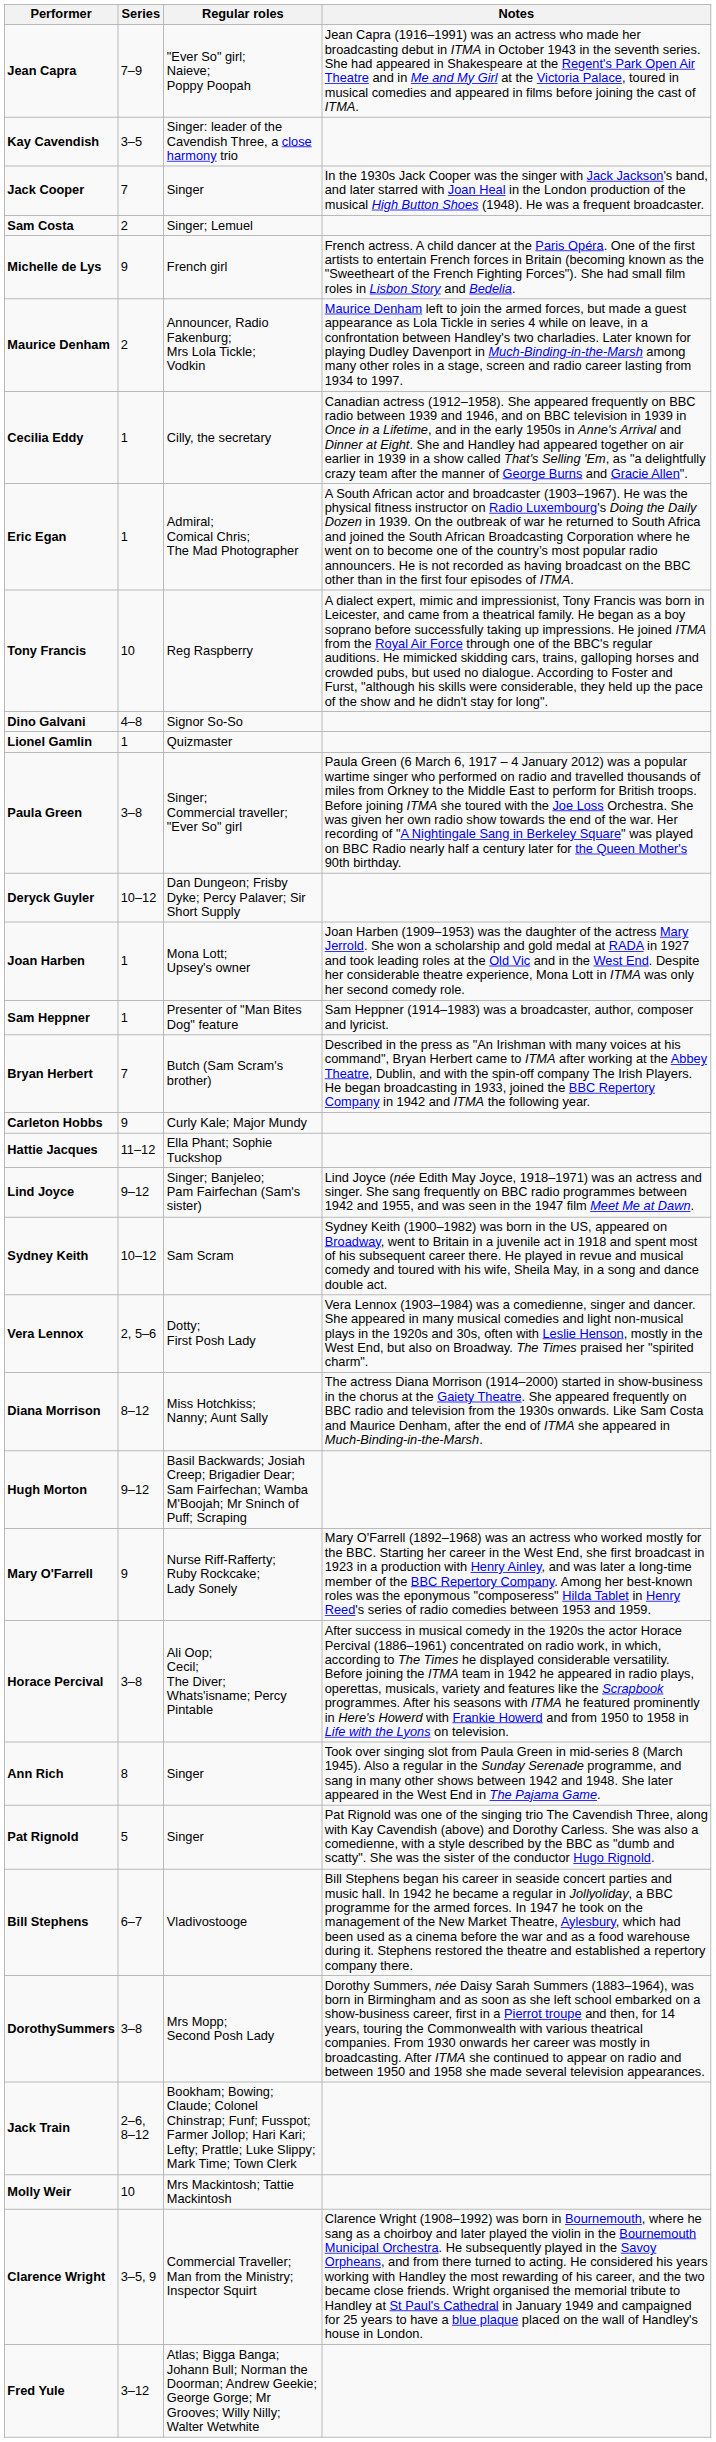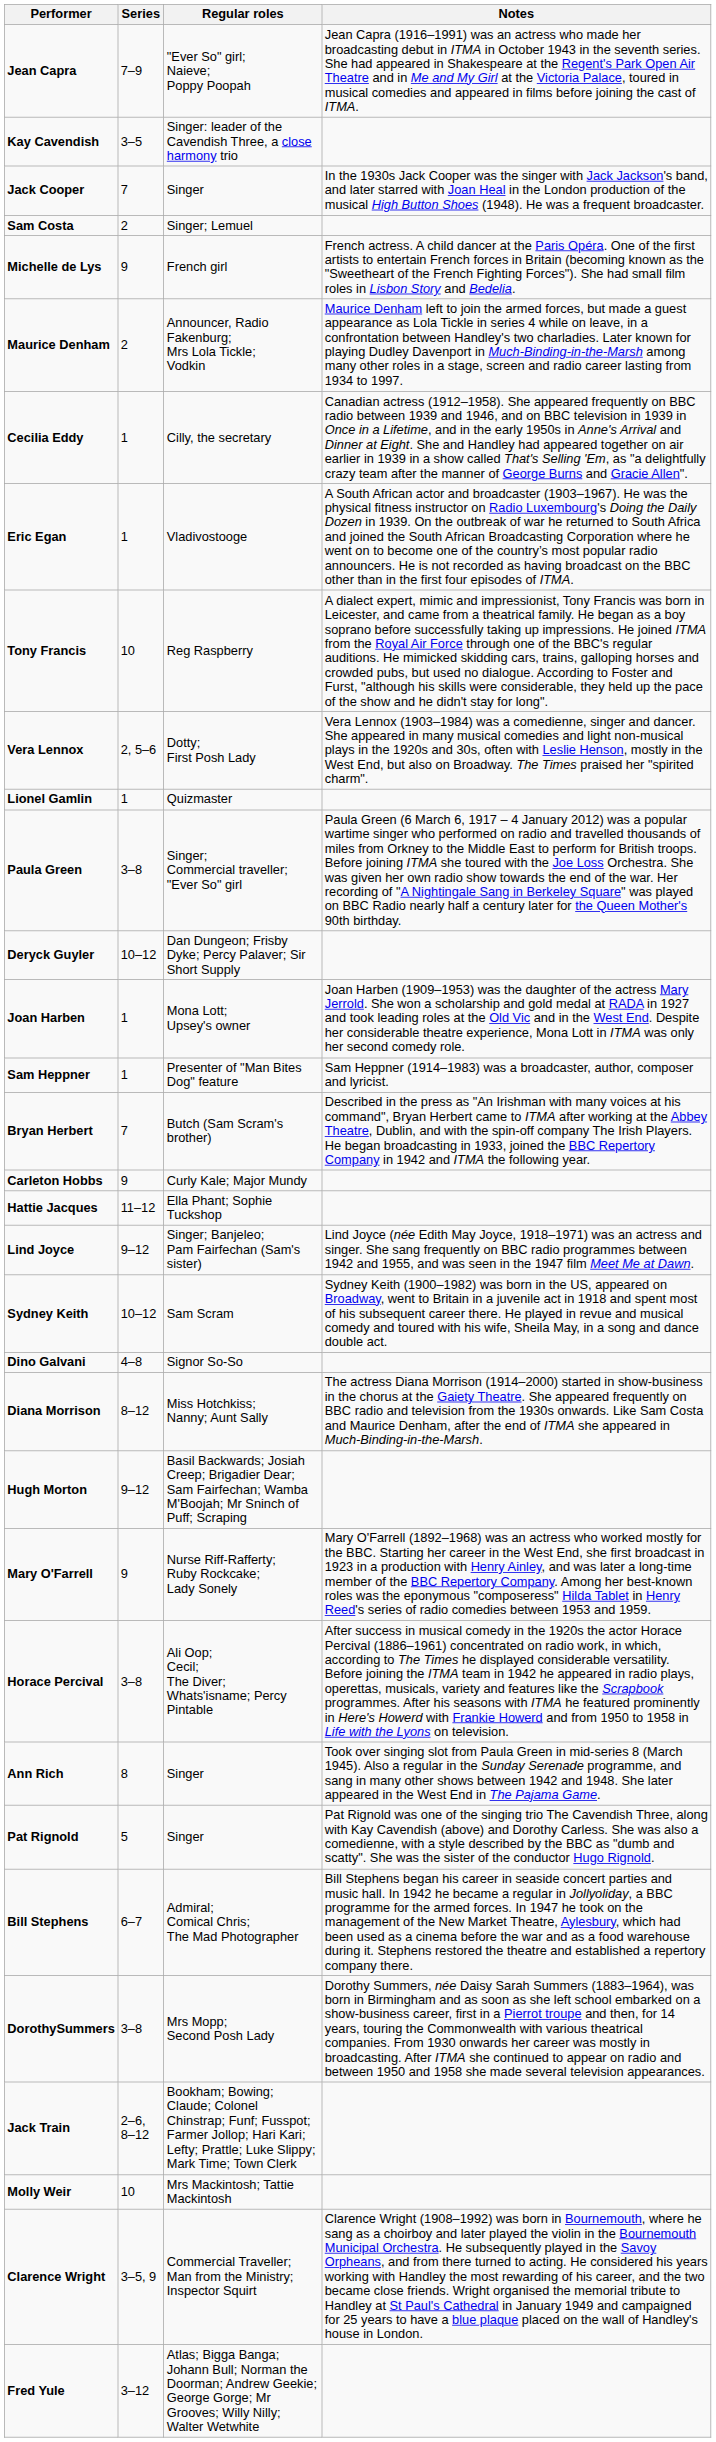(233, 537) Admiral; Comical Chris; The Mad Photographer -> (207, 537) Vladivostooge
rows swapped: (46, 721) <-> (45, 1333)
(207, 1922) Vladivostooge -> (233, 1922) Admiral; Comical Chris; The Mad Photographer
